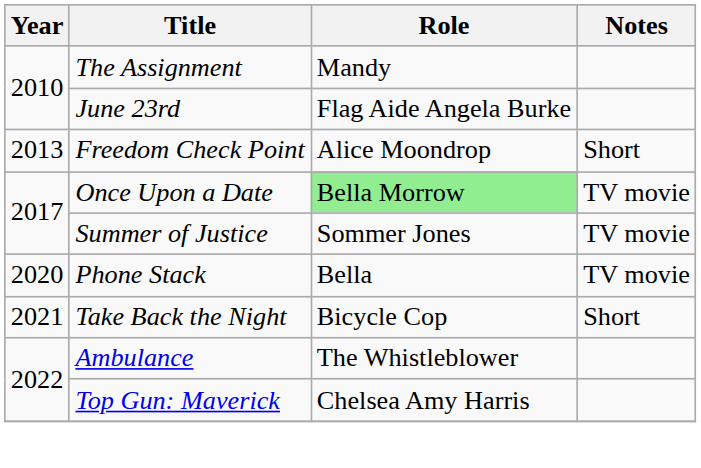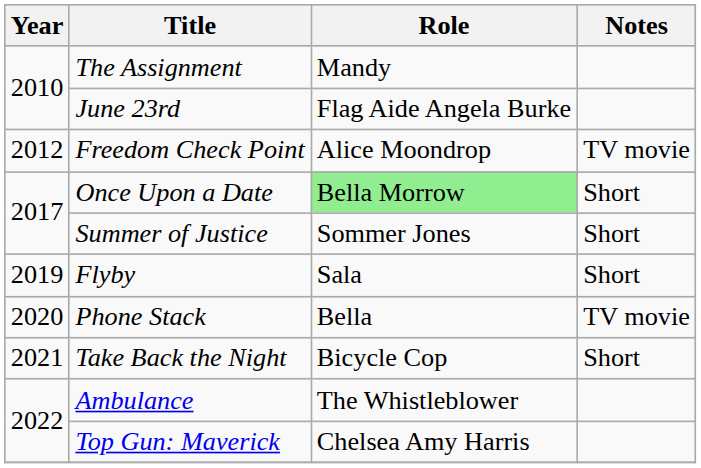(37, 150) 2013 -> (37, 150) 2012
(612, 150) Short -> (637, 150) TV movie
(637, 191) TV movie -> (612, 191) Short
(637, 233) TV movie -> (612, 233) Short
+ row: (105, 274)
